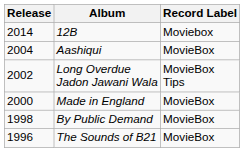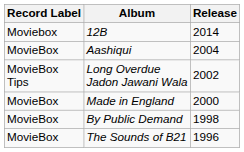columns swapped: (29, 13) <-> (200, 13)
